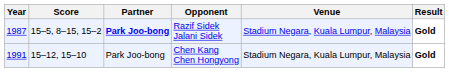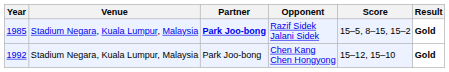columns swapped: (327, 12) <-> (66, 12)
(17, 31) 1987 -> (17, 31) 1985
(17, 56) 1991 -> (17, 56) 1992
